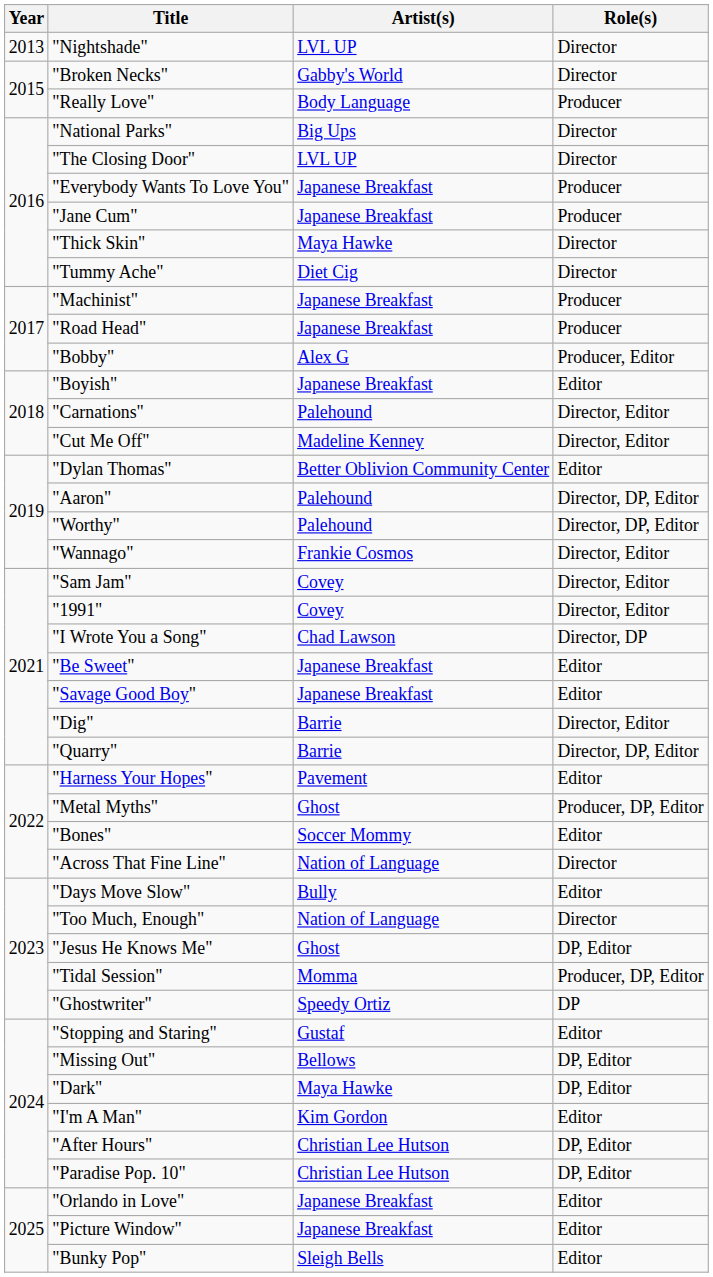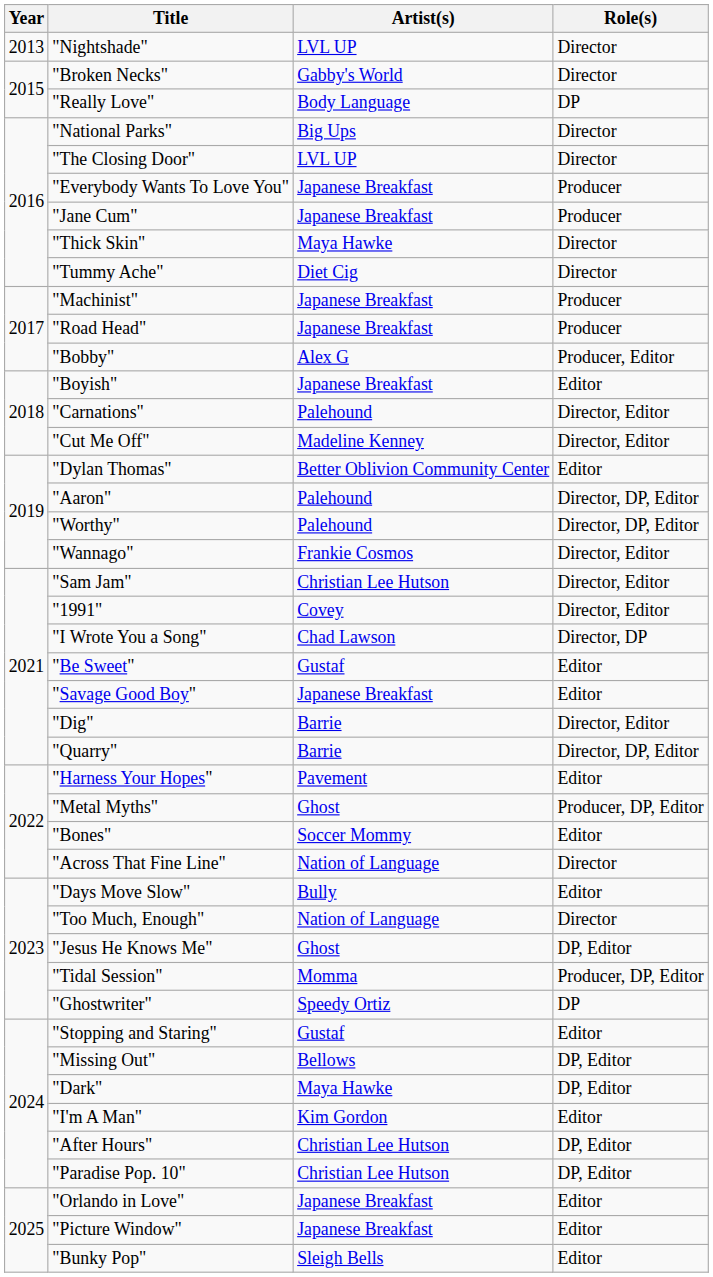(589, 103) Producer -> (569, 103) DP
(320, 581) Covey -> (373, 581) Christian Lee Hutson
(365, 666) Japanese Breakfast -> (321, 666) Gustaf
